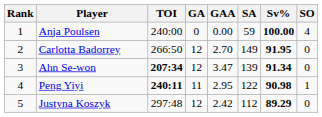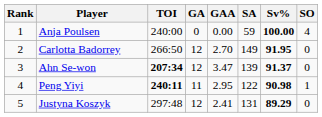(279, 67) 91.34 -> (279, 67) 91.37
(223, 103) 2.42 -> (223, 103) 2.41
(249, 103) 112 -> (249, 103) 131
